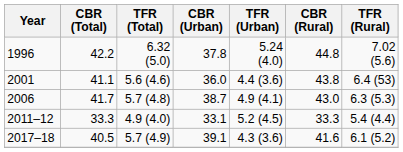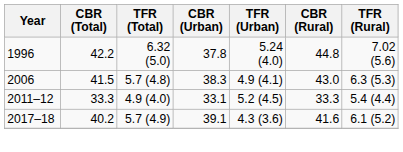- row: (21, 80)
(102, 99) 41.7 -> (102, 80) 41.5
(215, 99) 38.7 -> (215, 80) 38.3
(102, 137) 40.5 -> (102, 118) 40.2
